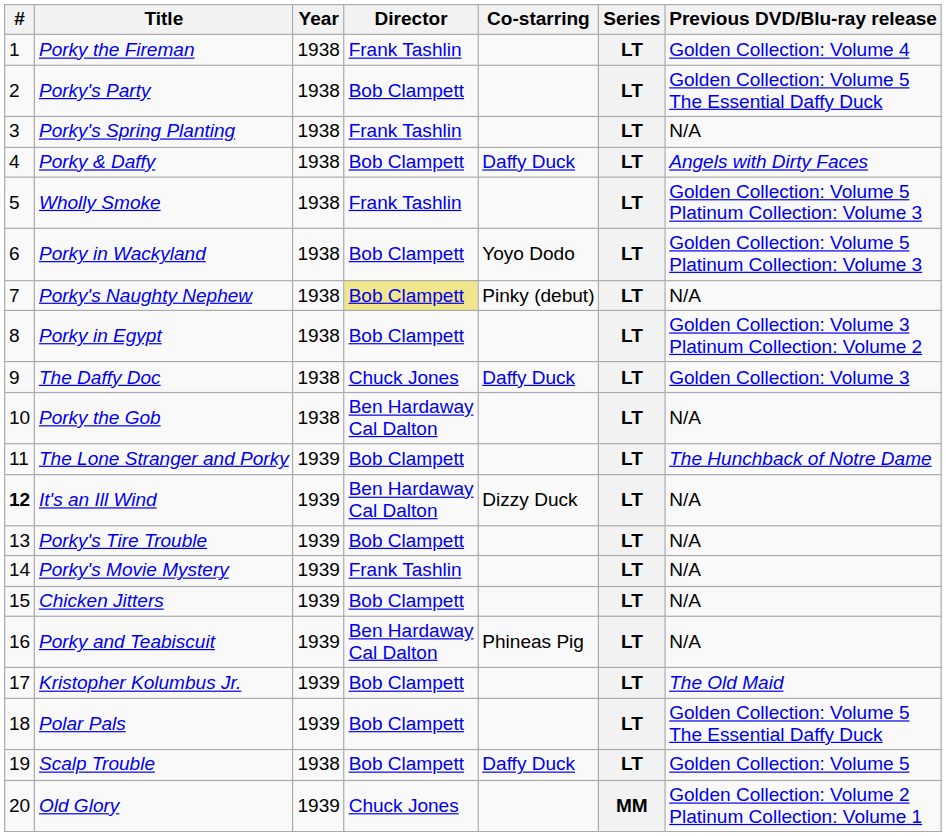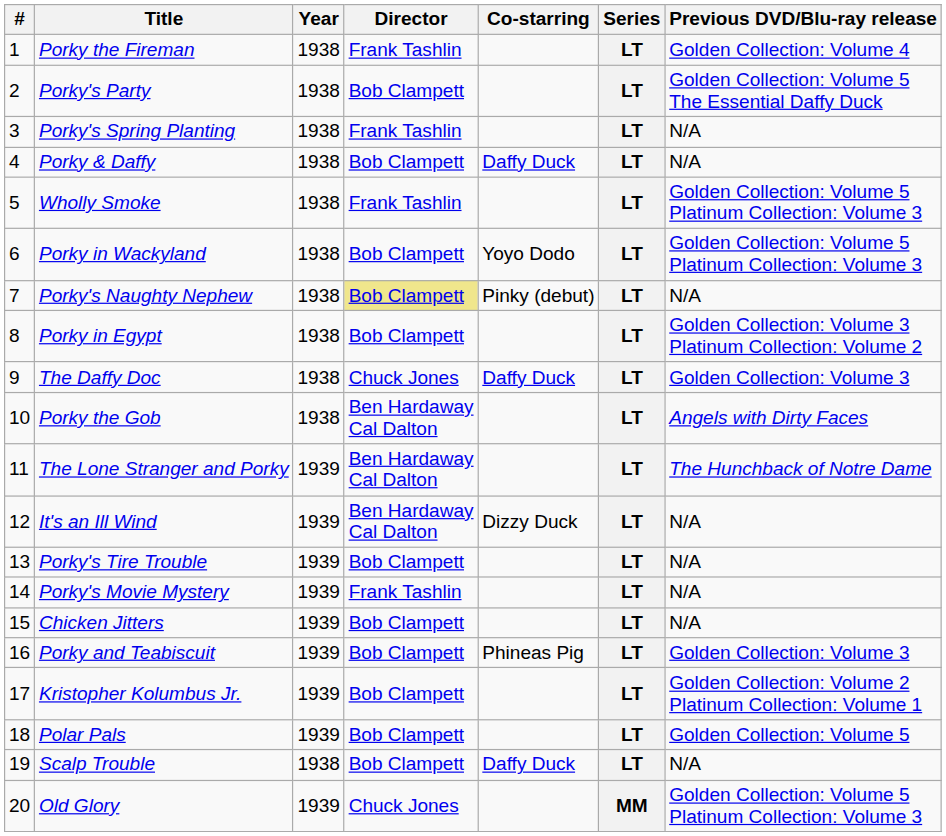(769, 161) Angels with Dirty Faces -> (685, 161) N/A
(685, 417) N/A -> (769, 417) Angels with Dirty Faces
(406, 458) Bob Clampett -> (411, 469) Ben Hardaway Cal Dalton
(20, 499) bold -> (20, 521) normal
(411, 641) Ben Hardaway Cal Dalton -> (406, 652) Bob Clampett
(685, 641) N/A -> (789, 652) Golden Collection: Volume 3
(726, 682) The Old Maid -> (796, 693) Golden Collection: Volume 2 Platinum Collection: Volume 1
(789, 723) Golden Collection: Volume 5 The Essential Daffy Duck -> (789, 734) Golden Collection: Volume 5
(789, 764) Golden Collection: Volume 5 -> (685, 764) N/A
(796, 805) Golden Collection: Volume 2 Platinum Collection: Volume 1 -> (796, 805) Golden Collection: Volume 5 Platinum Collection: Volume 3
